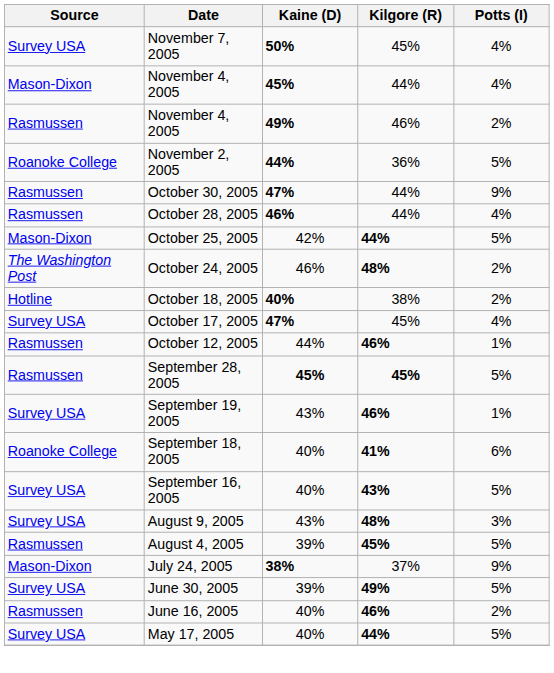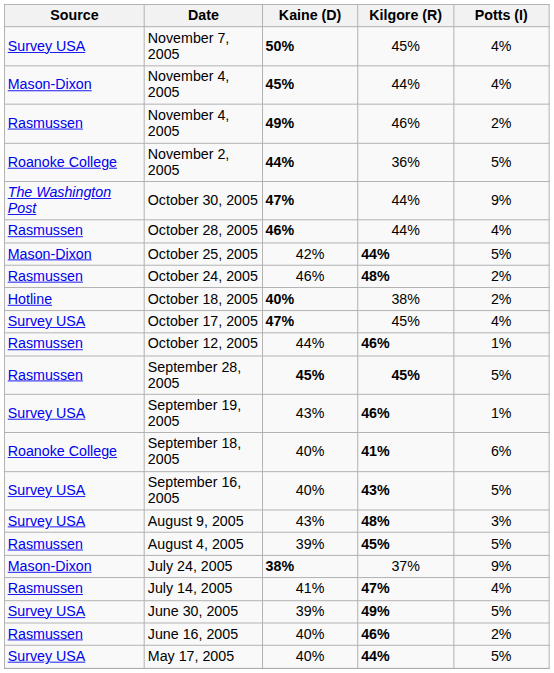(45, 192) Rasmussen -> (59, 200) The Washington Post
(59, 268) The Washington Post -> (45, 276) Rasmussen
+ row: (190, 589)
